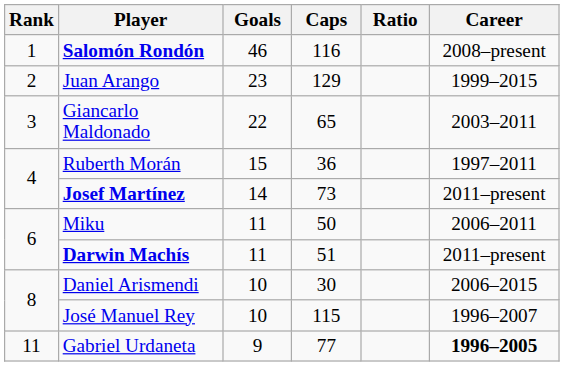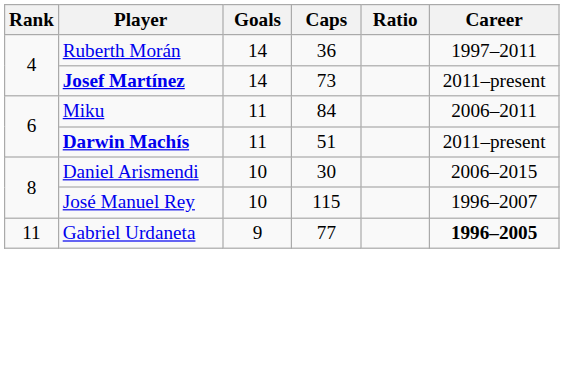- row: (133, 50)
- row: (111, 80)
- row: (106, 121)
(258, 163) 15 -> (258, 50) 14
(326, 224) 50 -> (326, 111) 84
